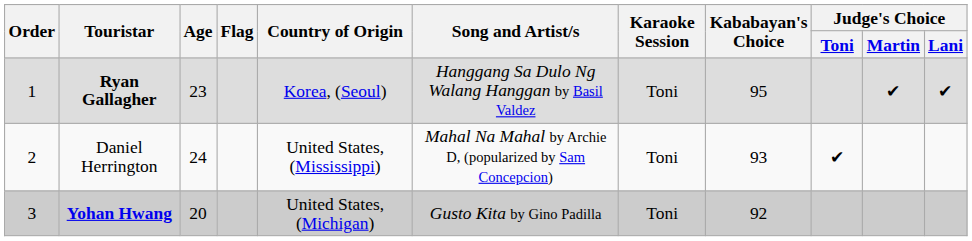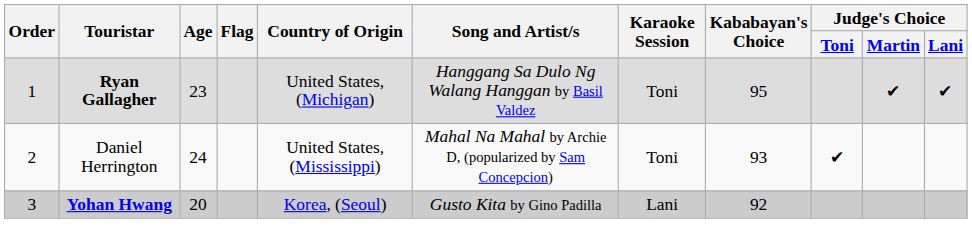(335, 91) Korea, (Seoul) -> (335, 91) United States, (Michigan)
(335, 213) United States, (Michigan) -> (335, 204) Korea, (Seoul)
(662, 213) Toni -> (662, 204) Lani
